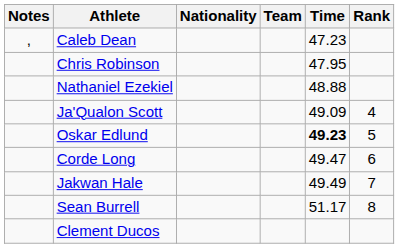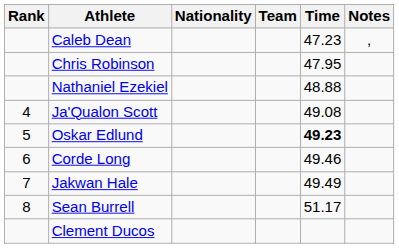columns swapped: (372, 16) <-> (29, 16)
(328, 111) 49.09 -> (323, 111) 49.08
(328, 159) 49.47 -> (323, 159) 49.46
